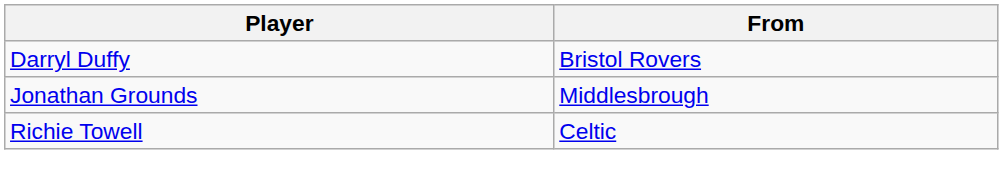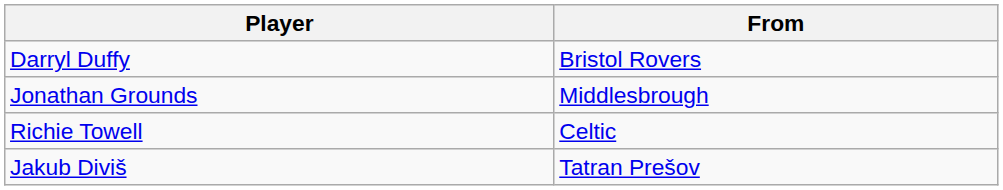+ row: (68, 167)
